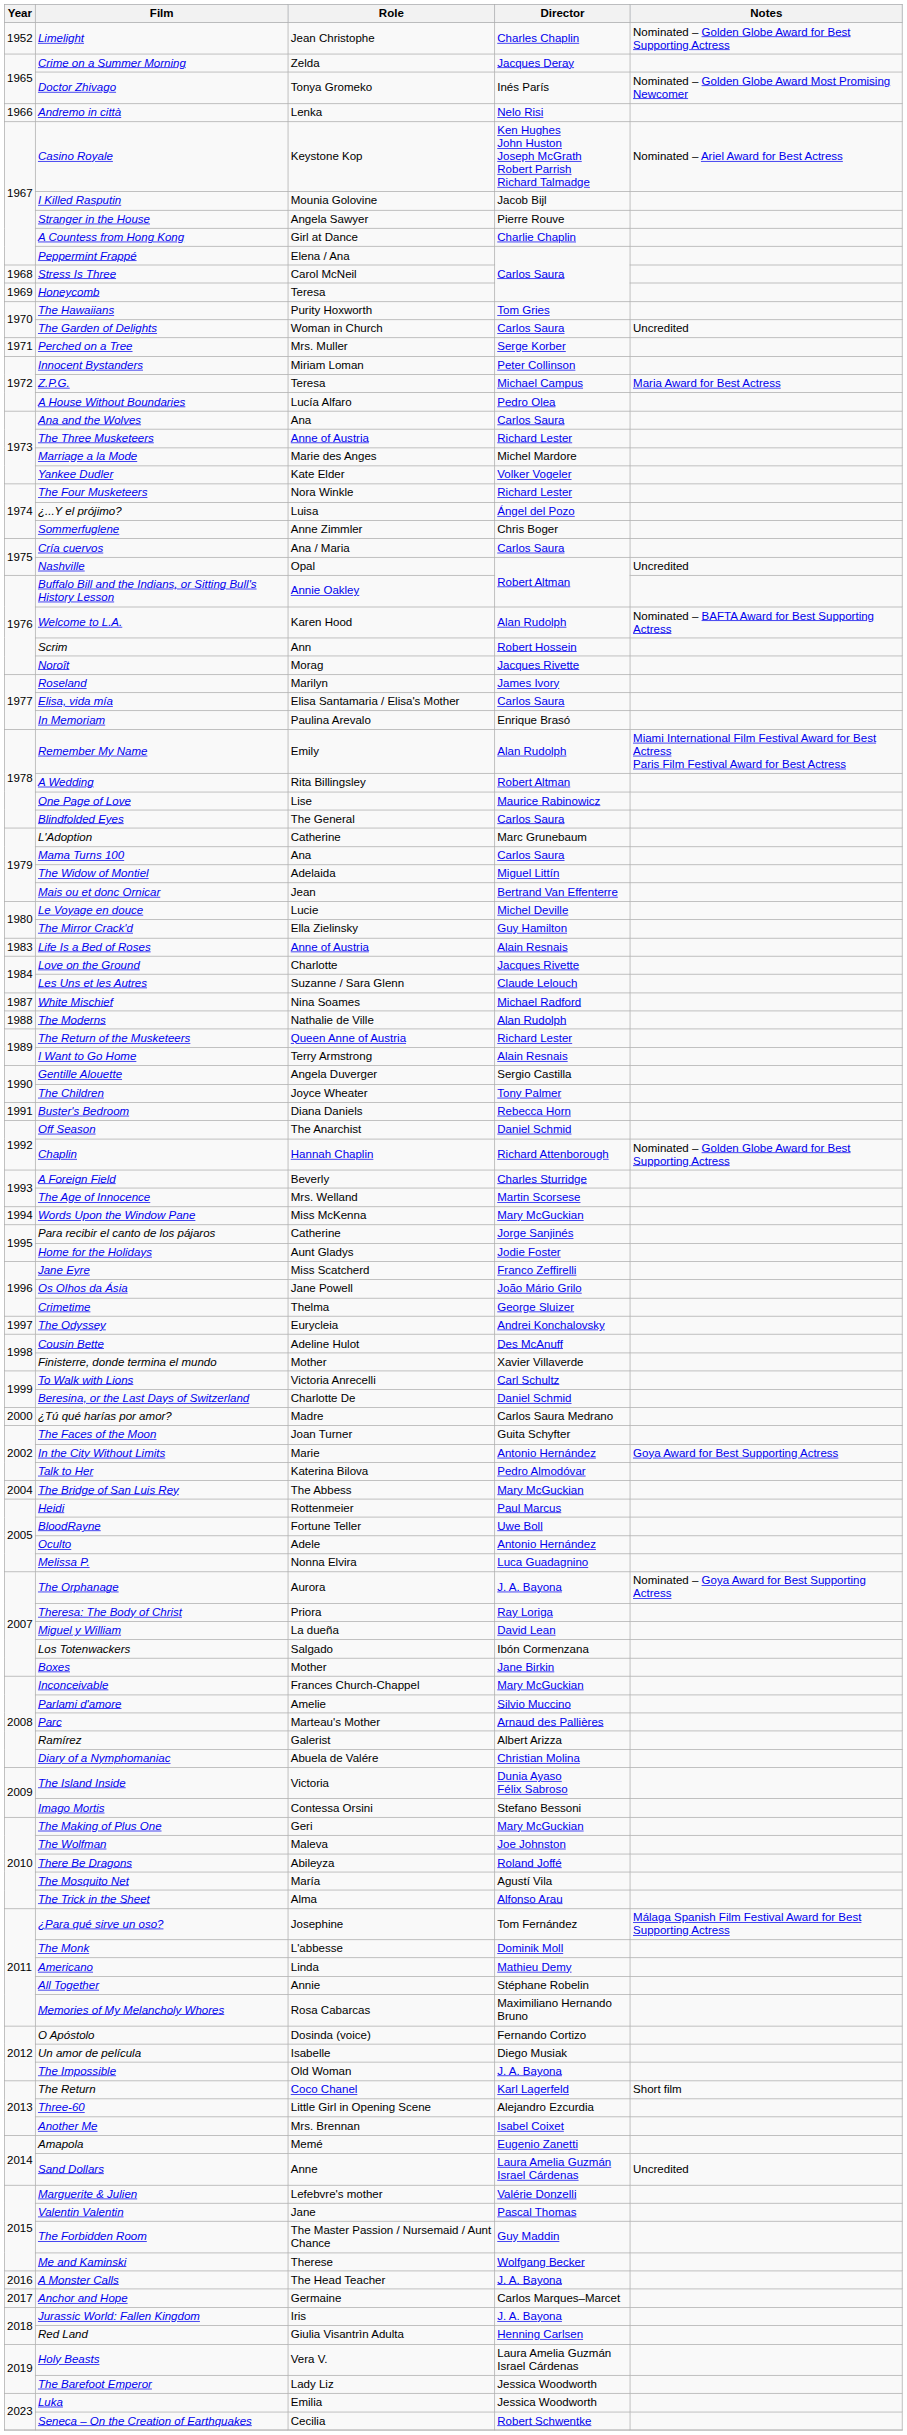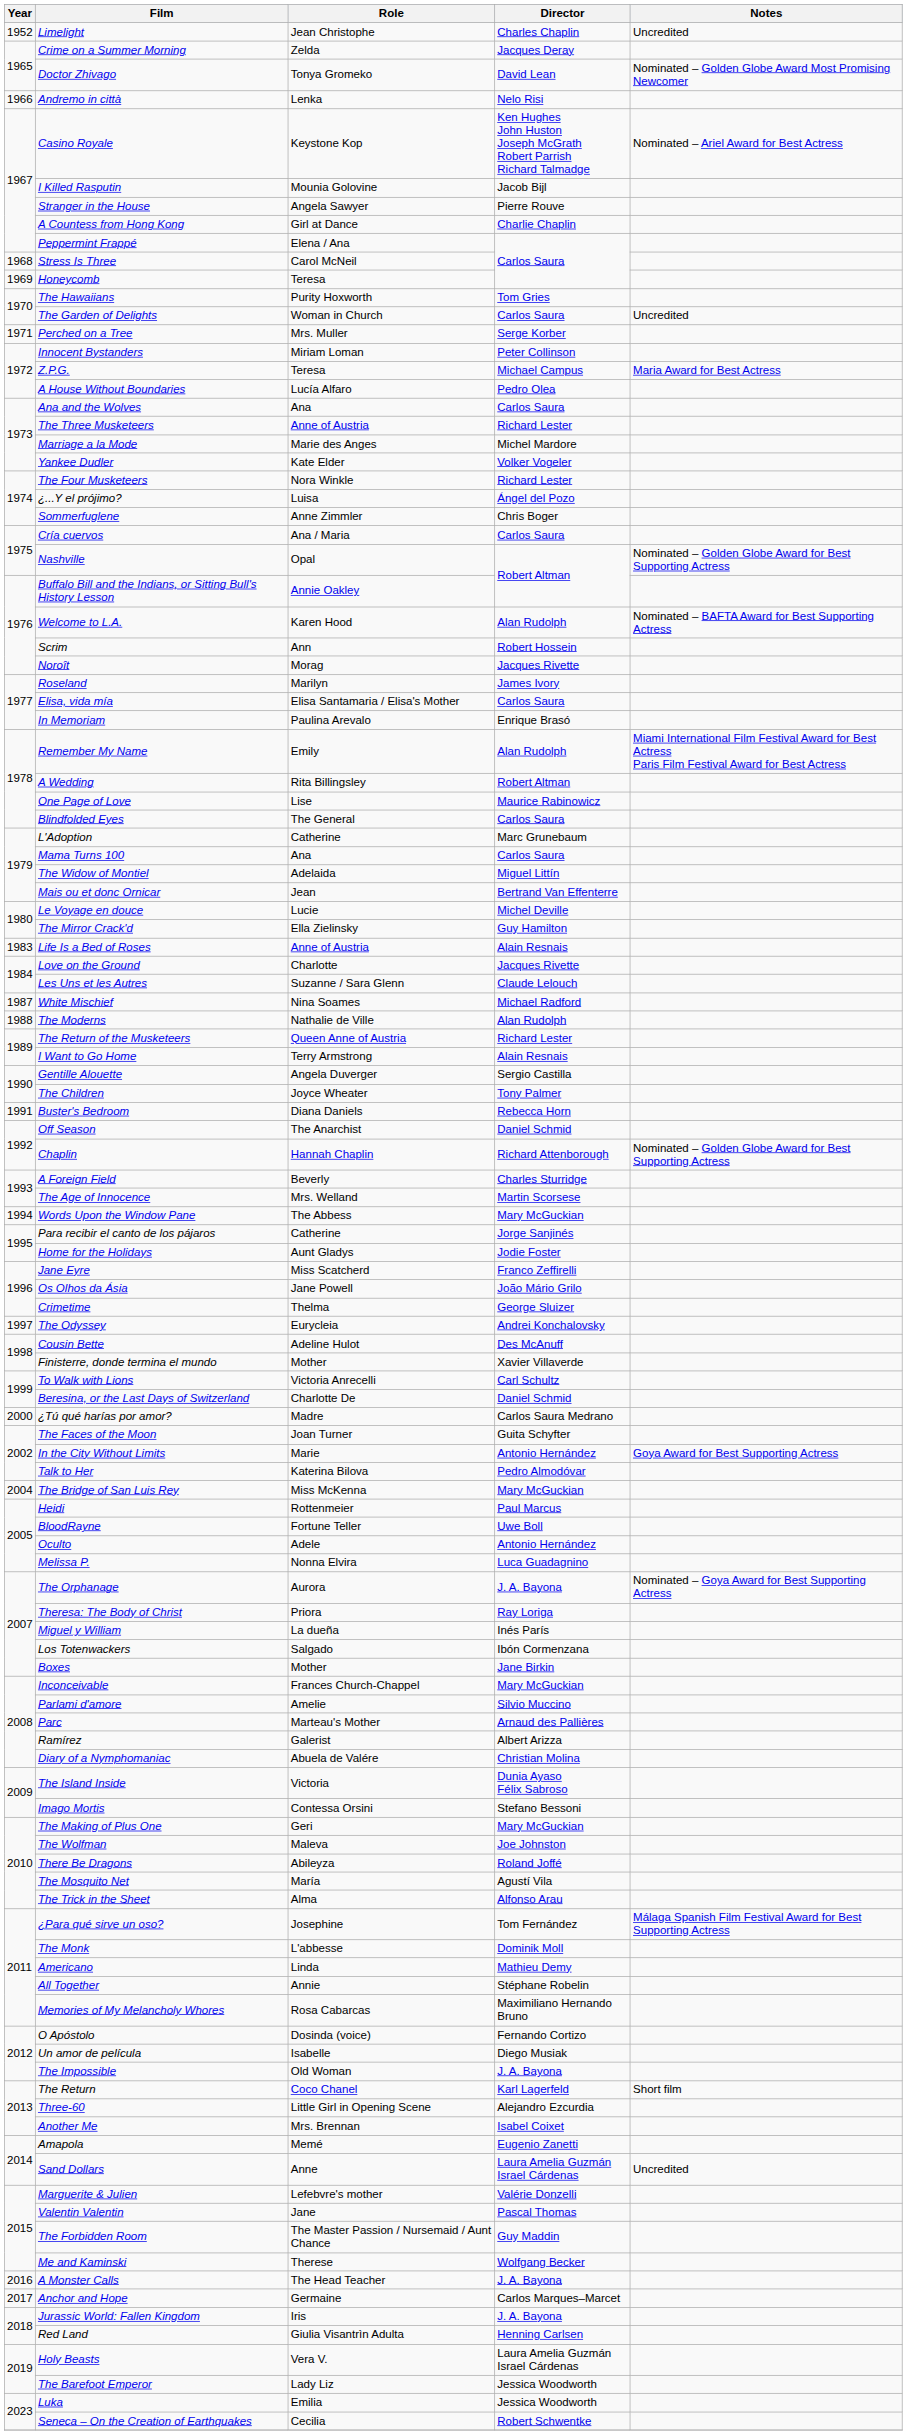(742, 38) Nominated – Golden Globe Award for Best Supporting Actress -> (661, 31) Uncredited
(523, 87) Inés París -> (526, 74) David Lean
(661, 566) Uncredited -> (742, 559) Nominated – Golden Globe Award for Best Supporting Actress
(329, 1215) Miss McKenna -> (321, 1215) The Abbess
(321, 1489) The Abbess -> (329, 1489) Miss McKenna
(526, 1630) David Lean -> (523, 1630) Inés París
